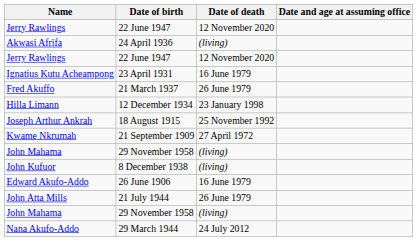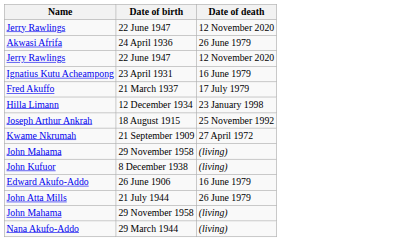- column: (344, 12)
(213, 43) (living) -> (225, 43) 26 June 1979
(225, 89) 26 June 1979 -> (224, 89) 17 July 1979
(224, 228) 24 July 2012 -> (213, 228) (living)
